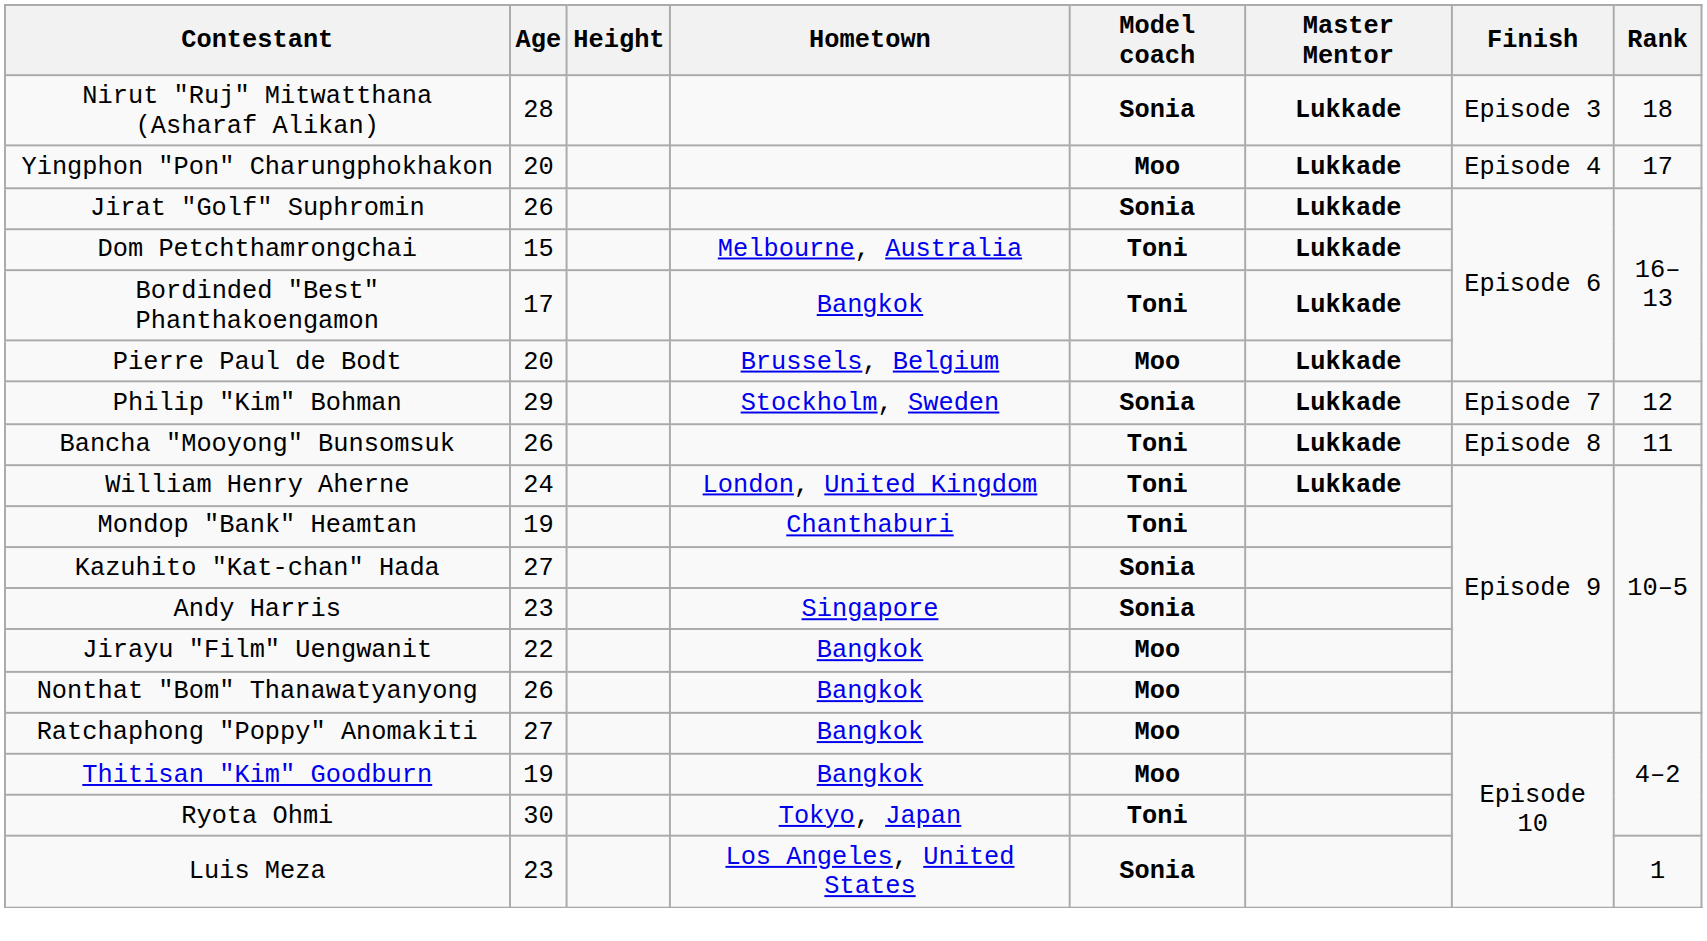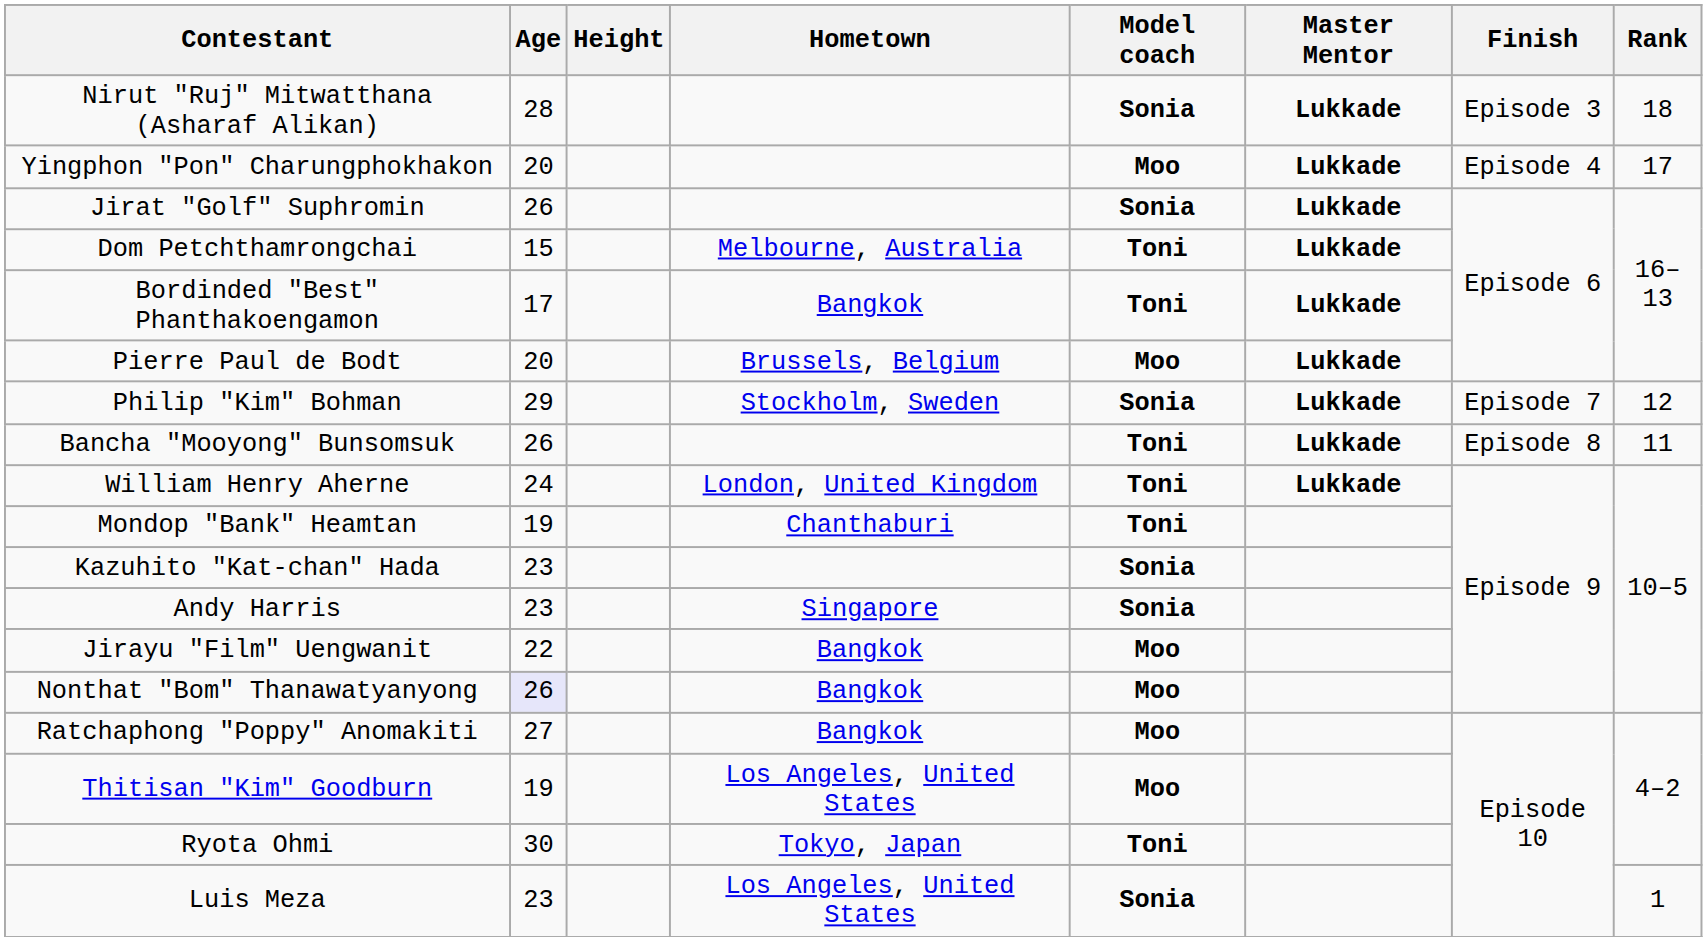(538, 568) 27 -> (538, 568) 23
(538, 692) no background -> (538, 692) lavender background
(870, 774) Bangkok -> (870, 789) Los Angeles, United States
